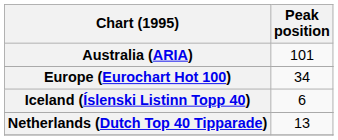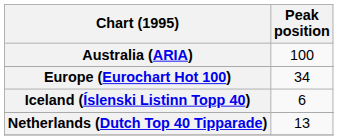(302, 54) 101 -> (302, 54) 100
